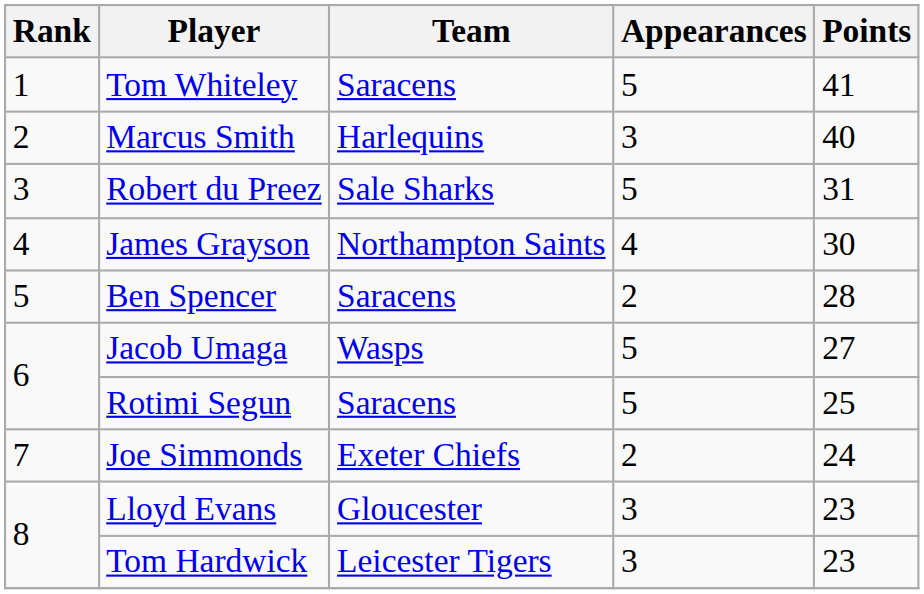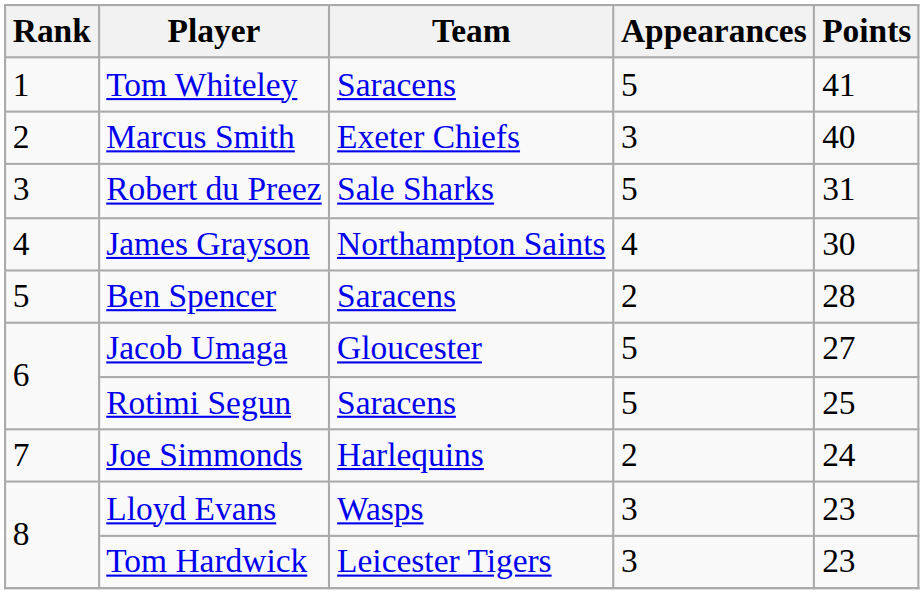(410, 137) Harlequins -> (429, 137) Exeter Chiefs
(380, 349) Wasps -> (410, 349) Gloucester
(429, 455) Exeter Chiefs -> (410, 455) Harlequins
(410, 508) Gloucester -> (380, 508) Wasps
